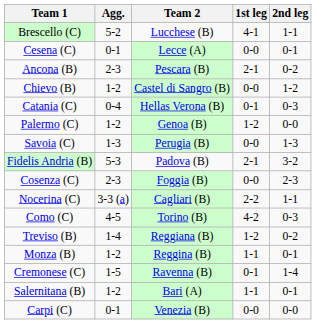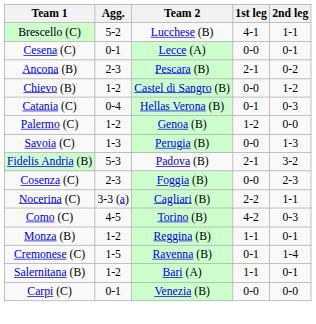- row: (50, 236)
